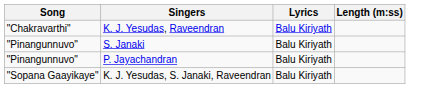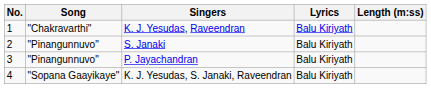+ column: (15, 12)
